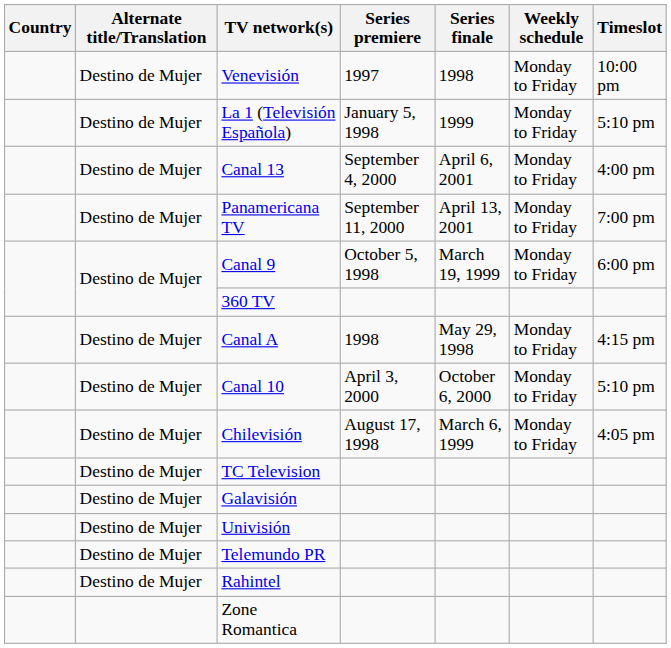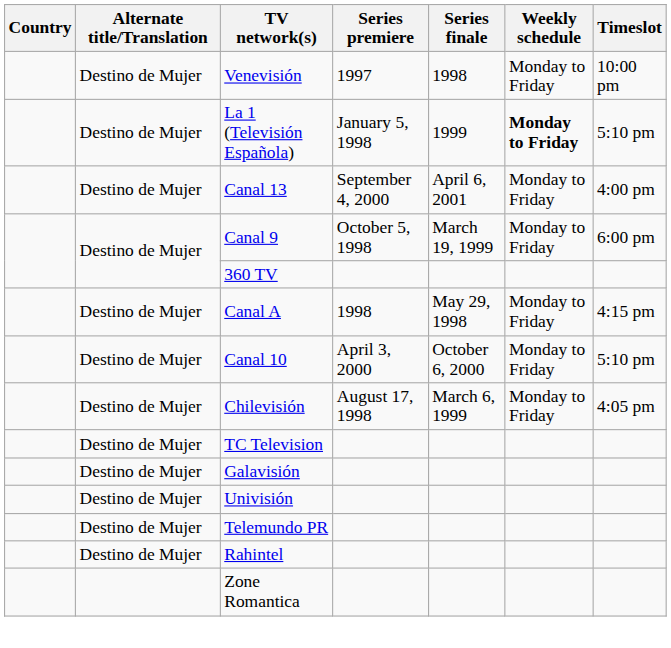(545, 122) normal -> (544, 132) bold
- row: (270, 217)
